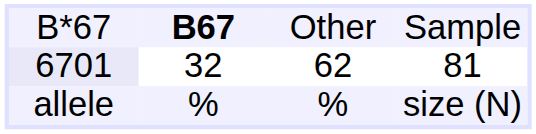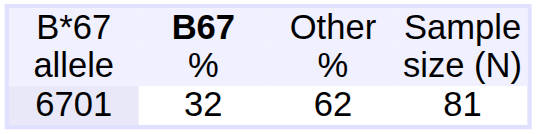rows swapped: (74, 104) <-> (74, 66)
